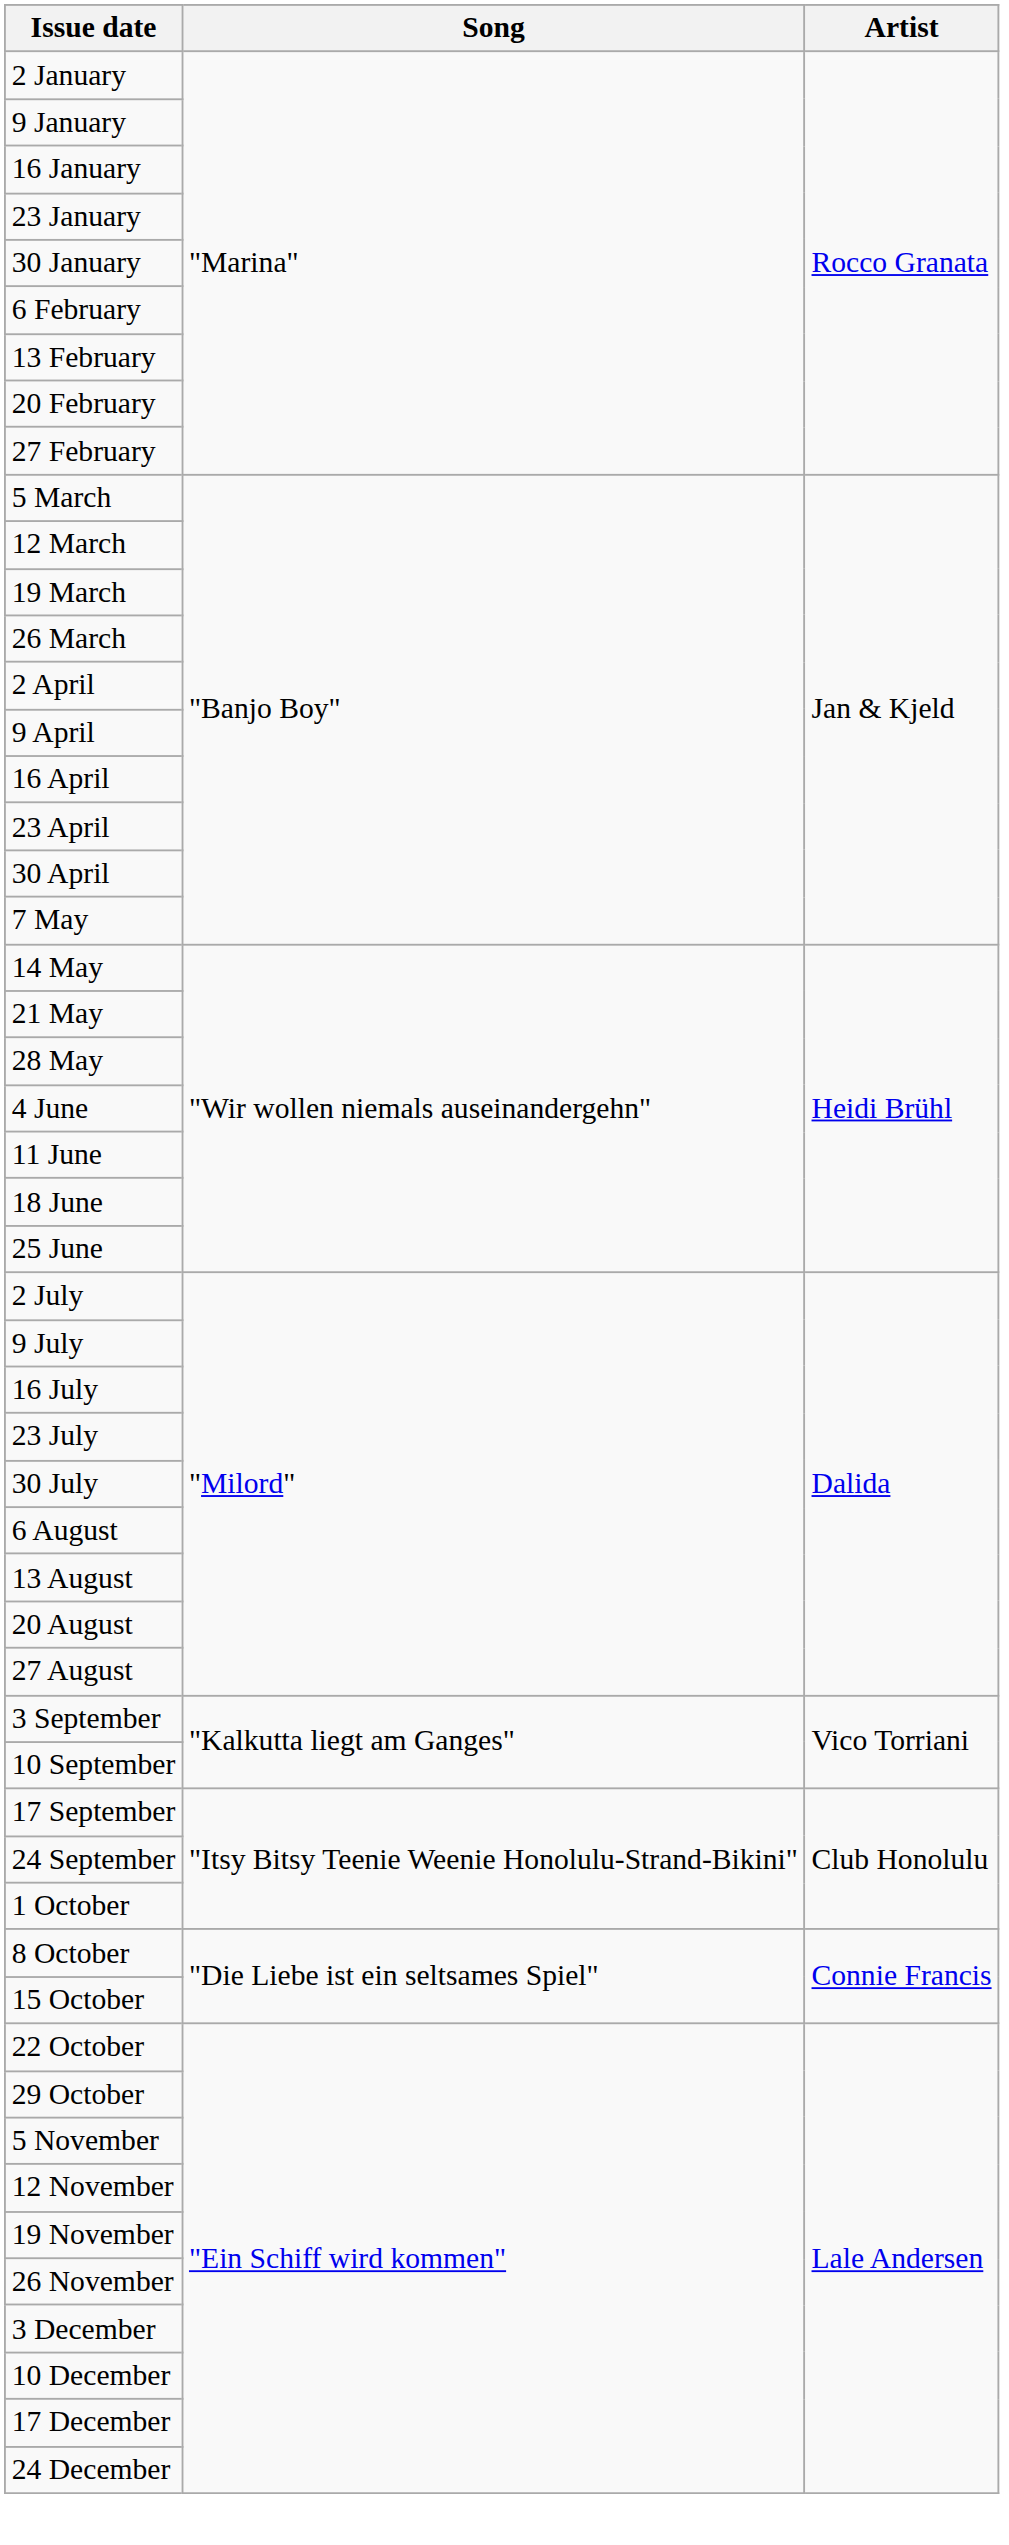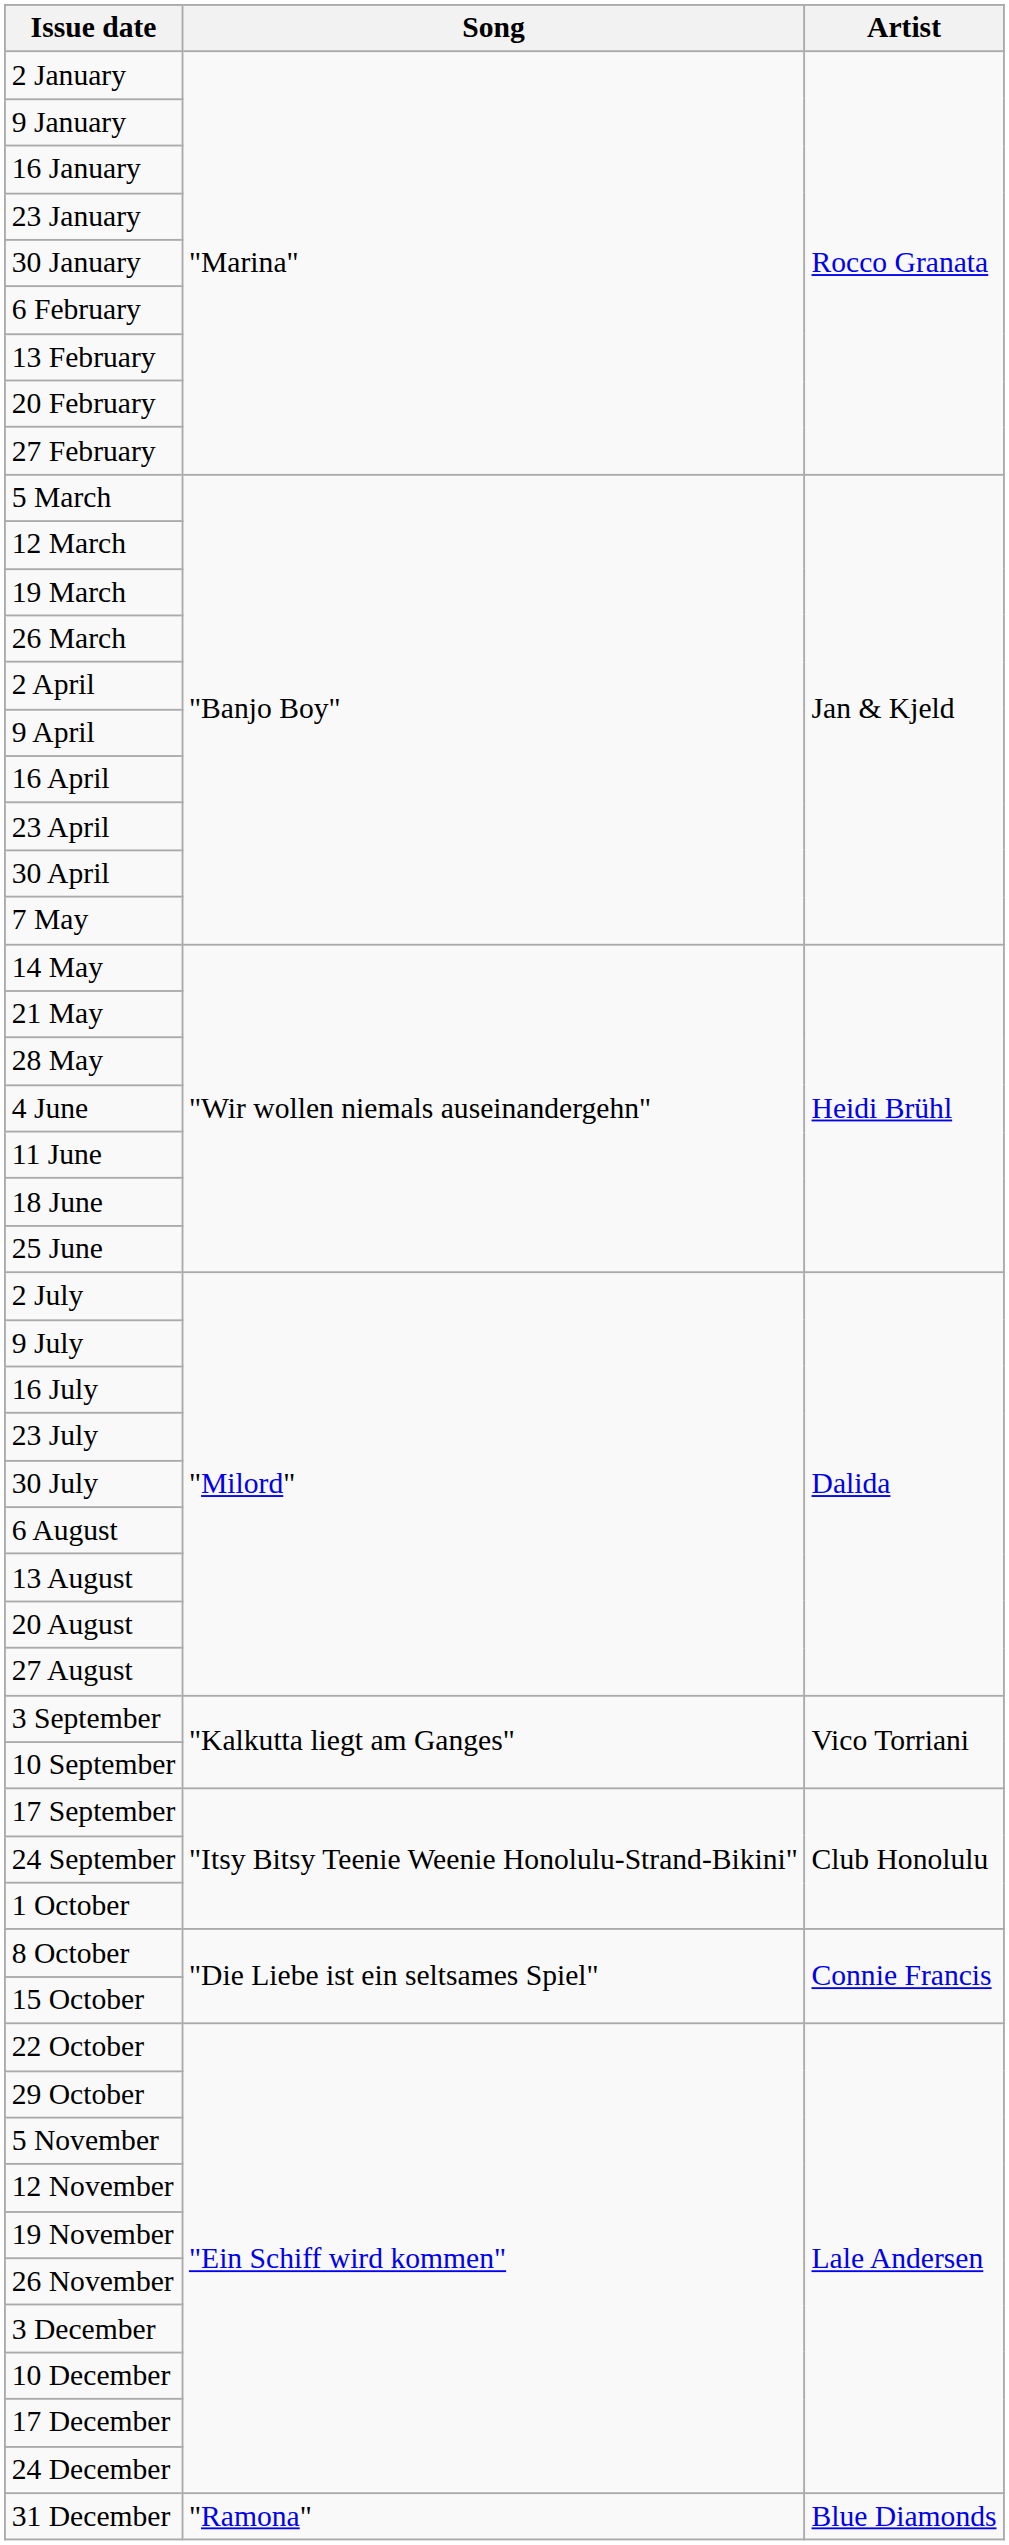+ row: (91, 2515)
